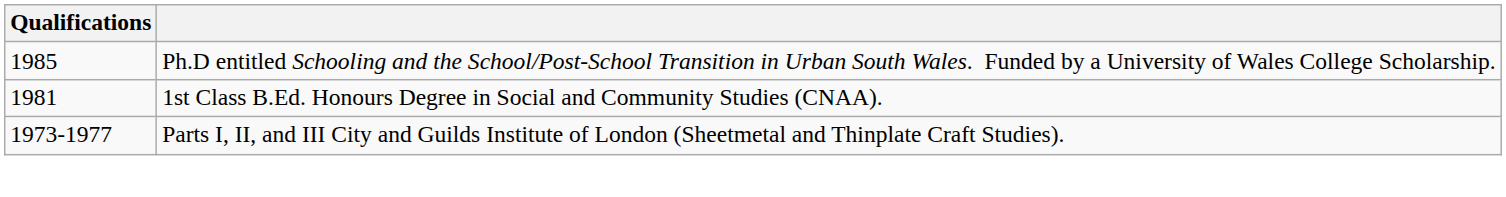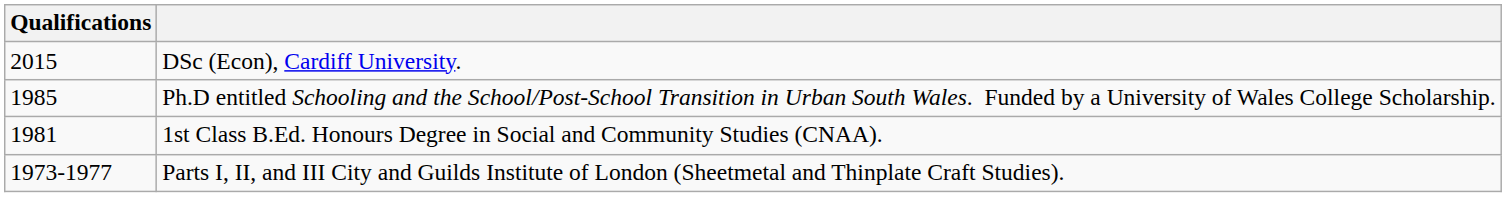+ row: (312, 60)
